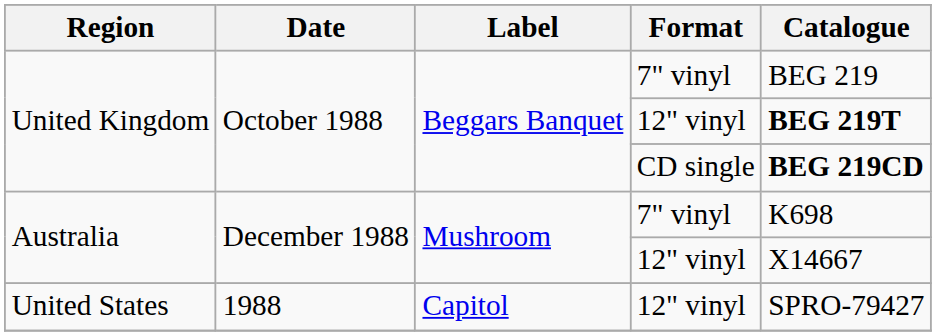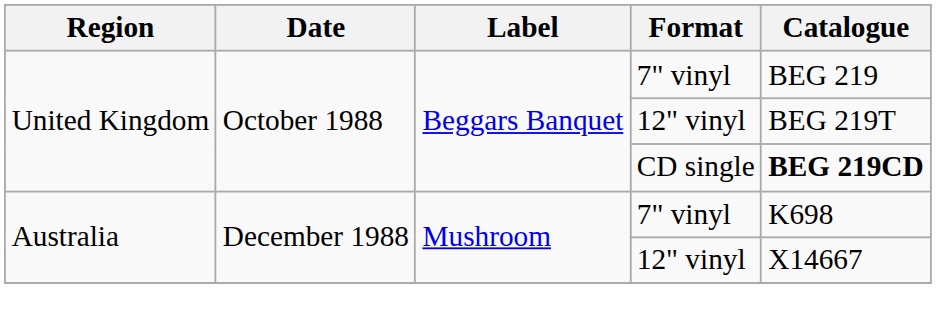(835, 120) bold -> (832, 120) normal
- row: (90, 306)
